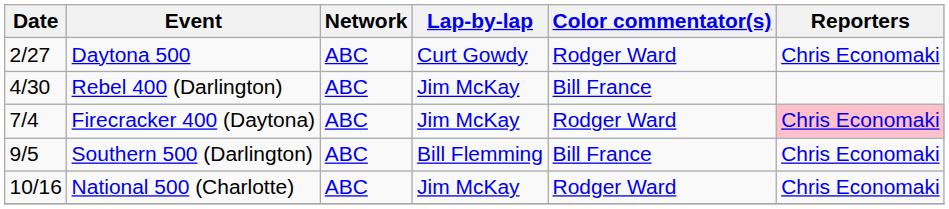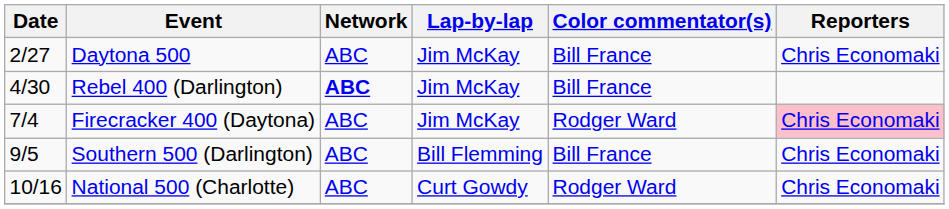(472, 54) Curt Gowdy -> (468, 54) Jim McKay
(614, 54) Rodger Ward -> (602, 54) Bill France
(346, 87) normal -> (347, 87) bold
(468, 187) Jim McKay -> (472, 187) Curt Gowdy
